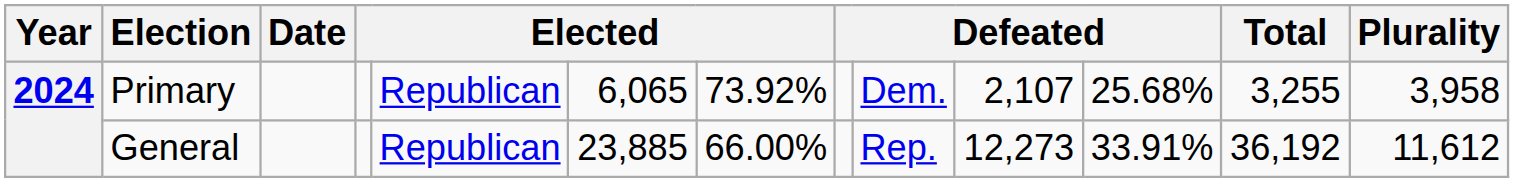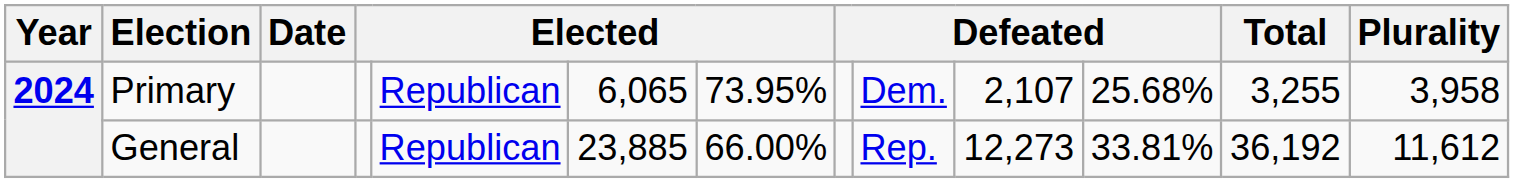(766, 90) 73.92% -> (766, 90) 73.95%
(1152, 147) 33.91% -> (1152, 147) 33.81%
